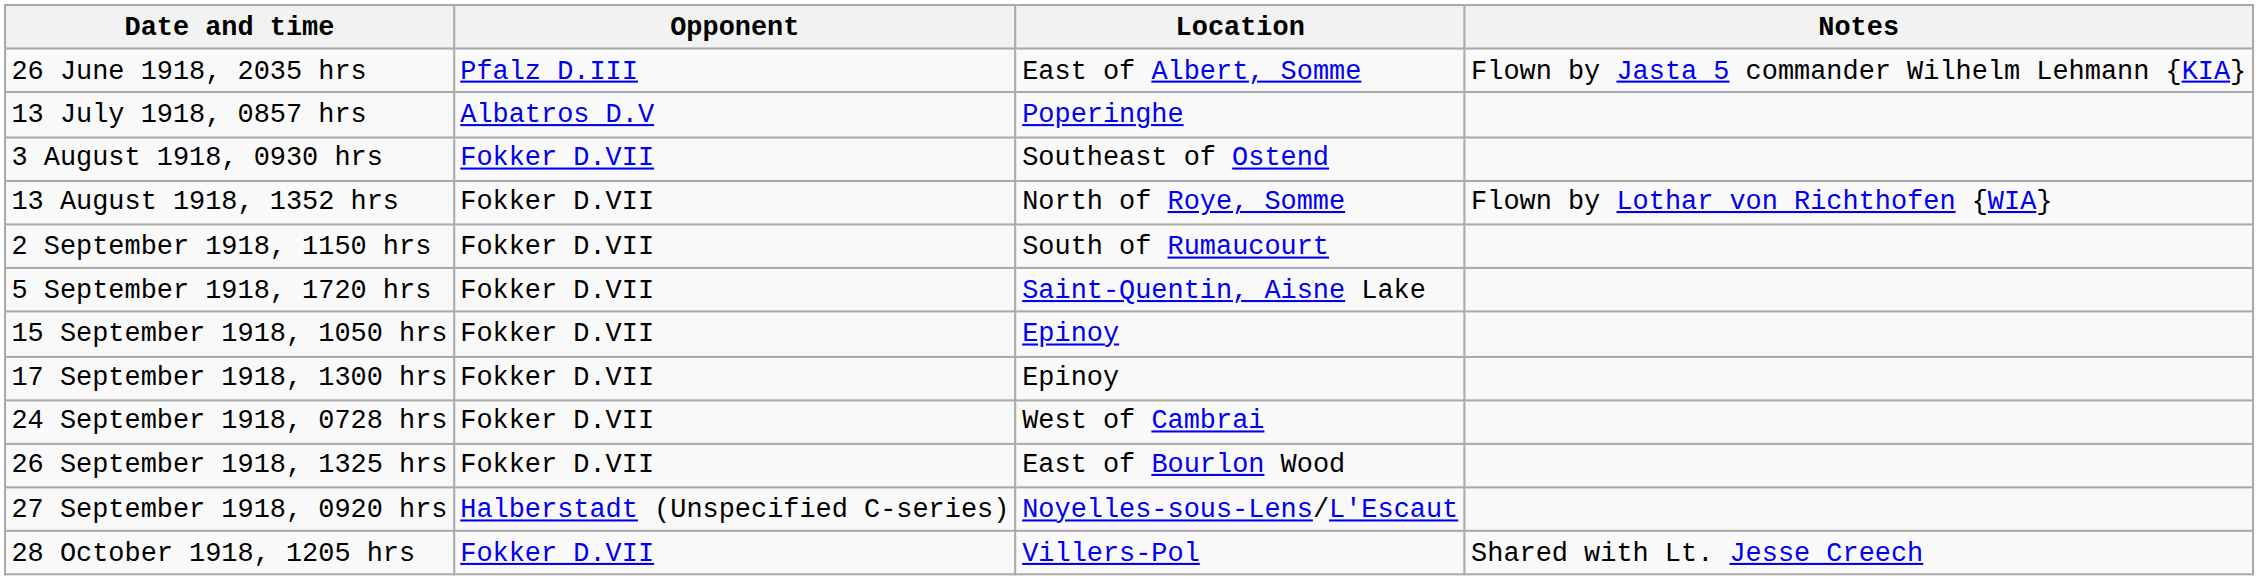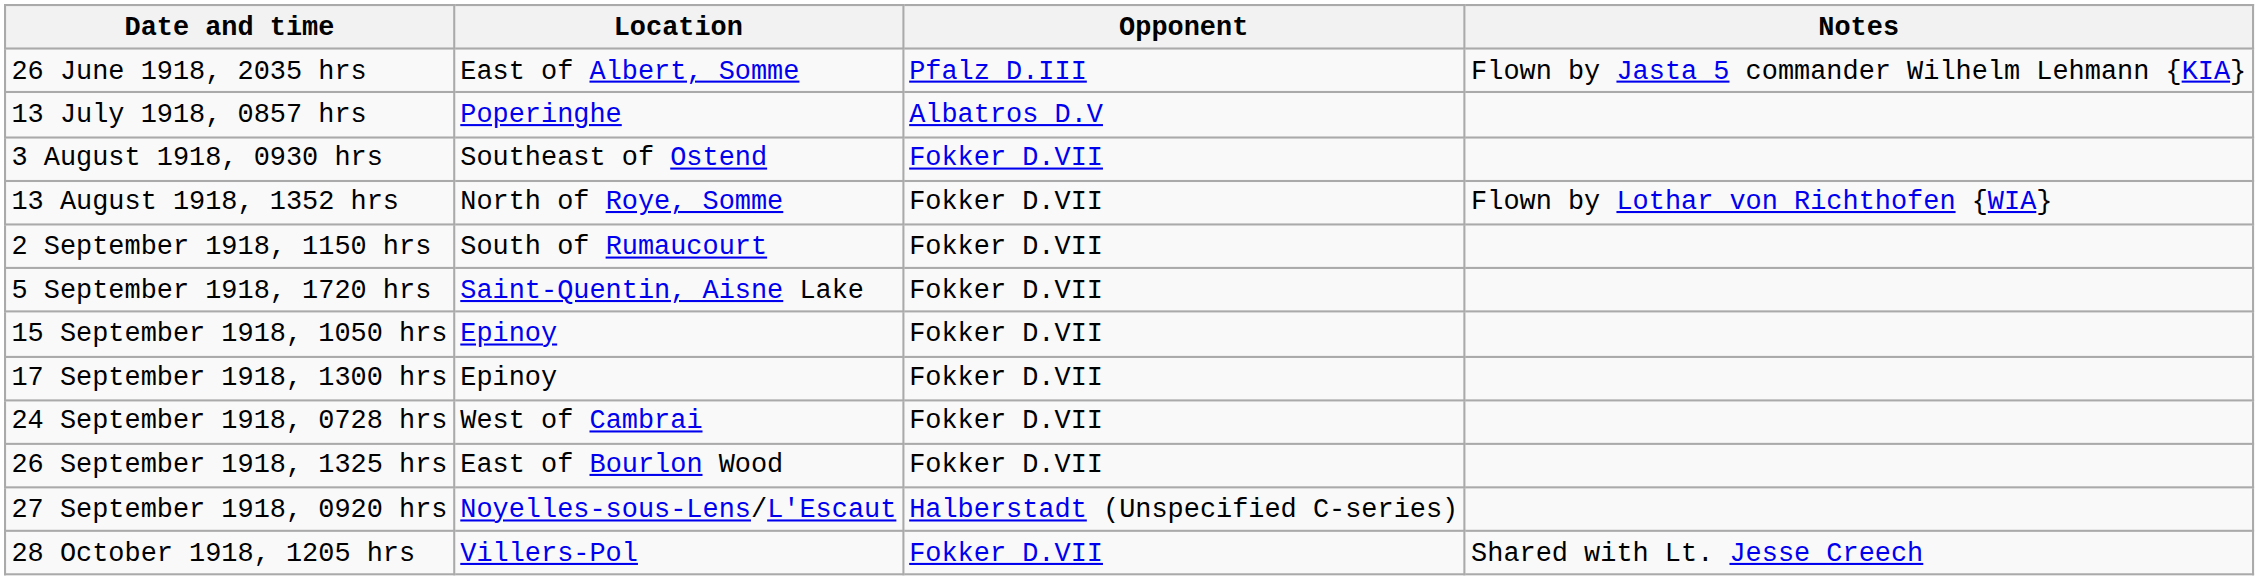columns swapped: (735, 27) <-> (1240, 27)
